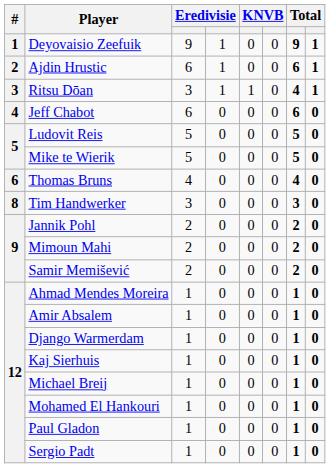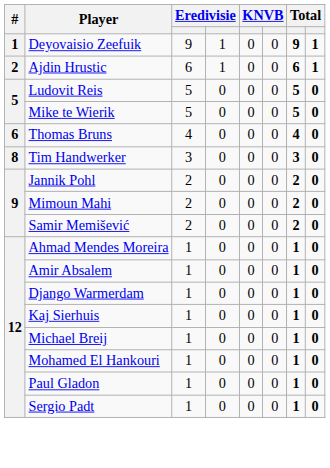- row: (61, 90)
- row: (61, 112)
